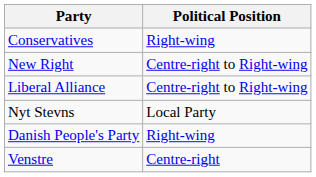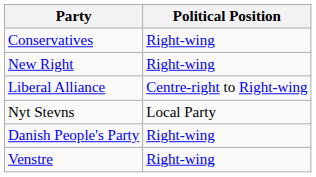(227, 64) Centre-right to Right-wing -> (181, 64) Right-wing
(183, 159) Centre-right -> (181, 159) Right-wing
